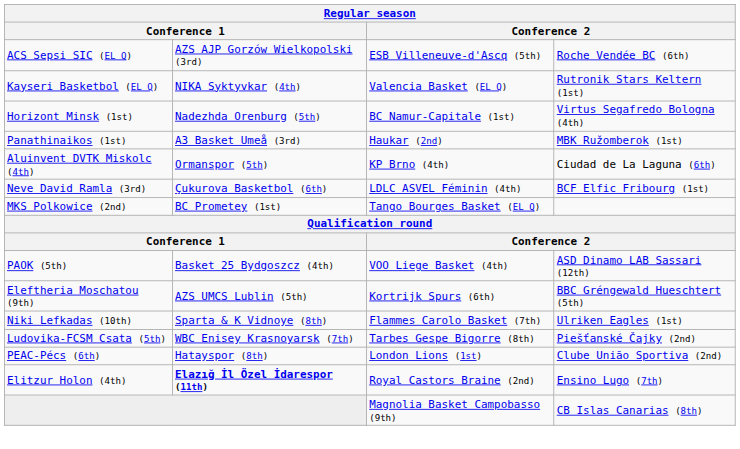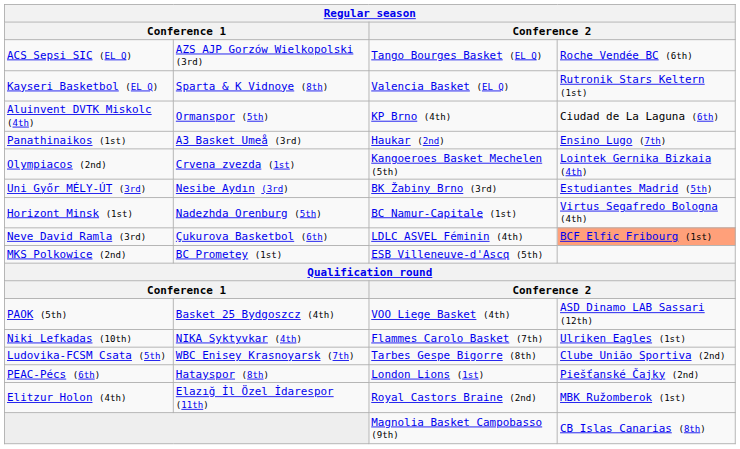(455, 55) ESB Villeneuve-d'Ascq (5th) -> (457, 55) Tango Bourges Basket (EL Q)
(238, 86) NIKA Syktyvkar (4th) -> (252, 86) Sparta & K Vidnoye (8th)
rows swapped: (70, 116) <-> (79, 164)
(620, 140) MBK Ružomberok (1st) -> (613, 140) Ensino Lugo (7th)
+ row: (57, 164)
+ row: (77, 188)
(633, 188) no background -> (636, 236) lightsalmon background
(455, 206) Tango Bourges Basket (EL Q) -> (457, 254) ESB Villeneuve-d'Ascq (5th)
- row: (73, 296)
(251, 320) Sparta & K Vidnoye (8th) -> (239, 338) NIKA Syktyvkar (4th)
(626, 338) Piešťanské Čajky (2nd) -> (643, 356) Clube União Sportiva (2nd)
(640, 356) Clube União Sportiva (2nd) -> (630, 374) Piešťanské Čajky (2nd)
(254, 380) bold -> (255, 398) normal
(610, 380) Ensino Lugo (7th) -> (623, 398) MBK Ružomberok (1st)
